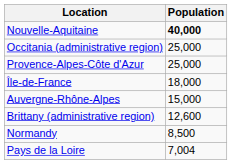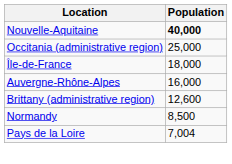- row: (75, 64)
(185, 99) 15,000 -> (185, 82) 16,000
